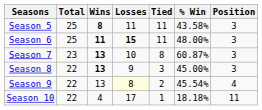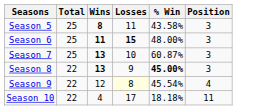- column: (162, 12)
(72, 55) 23 -> (72, 55) 25
(192, 69) normal -> (167, 69) bold
(100, 84) 13 -> (100, 84) 12
